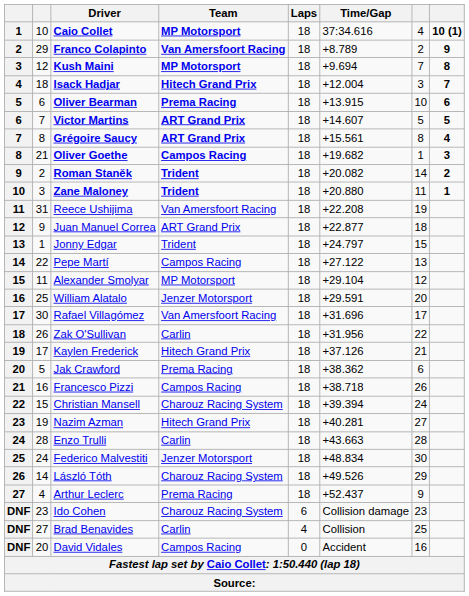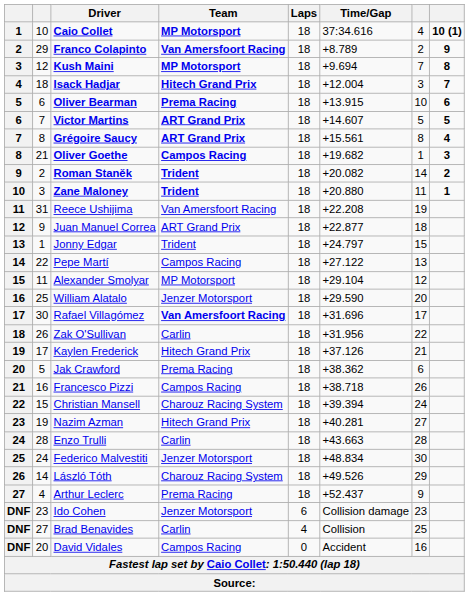(343, 298) +29.591 -> (343, 298) +29.590
(219, 315) normal -> (223, 315) bold
(222, 511) Charouz Racing System -> (207, 511) Jenzer Motorsport
